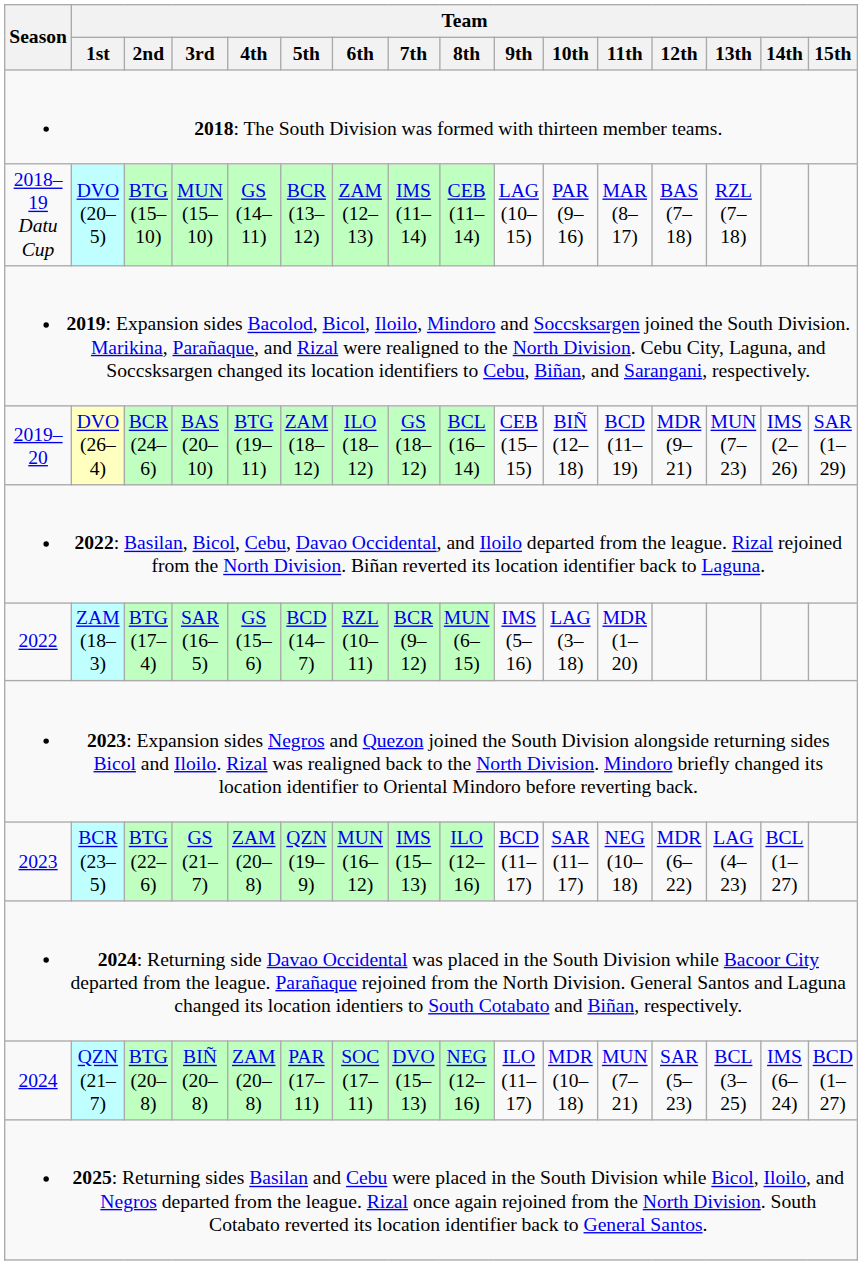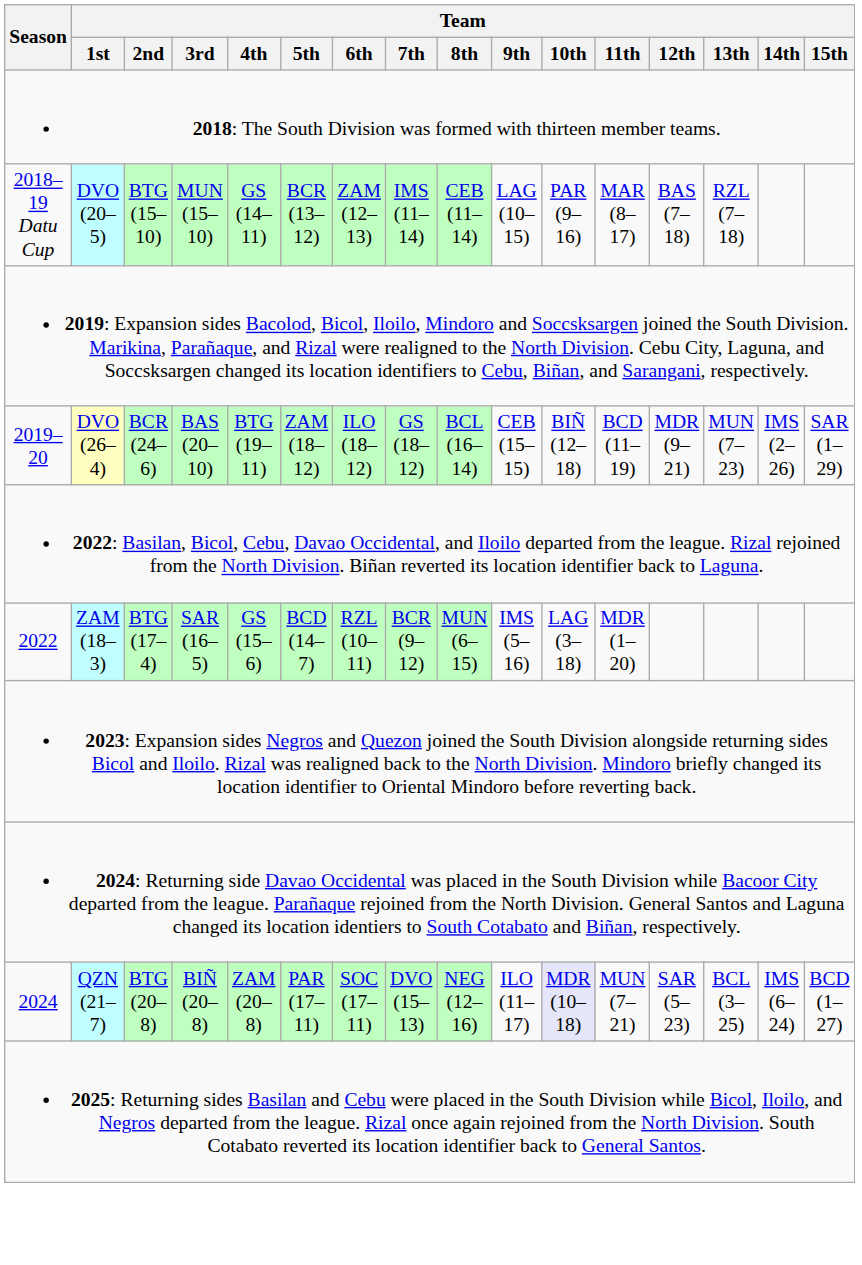- row: (38, 861)
(570, 1080) no background -> (568, 1002) lavender background
